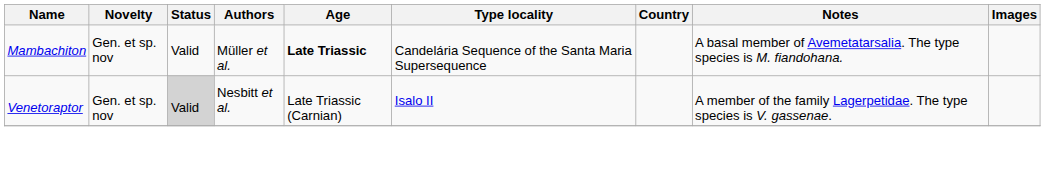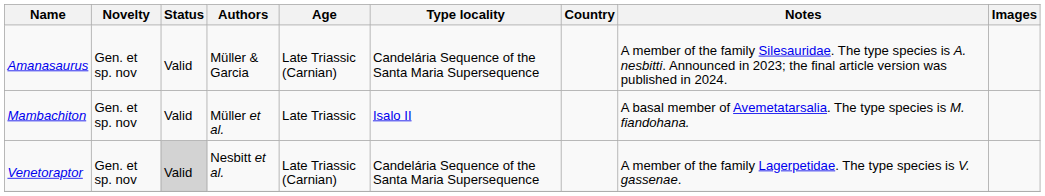+ row: (48, 65)
(327, 50) bold -> (319, 115) normal
(513, 57) Candelária Sequence of the Santa Maria Supersequence -> (392, 115) Isalo II
(414, 100) Isalo II -> (456, 173) Candelária Sequence of the Santa Maria Supersequence
